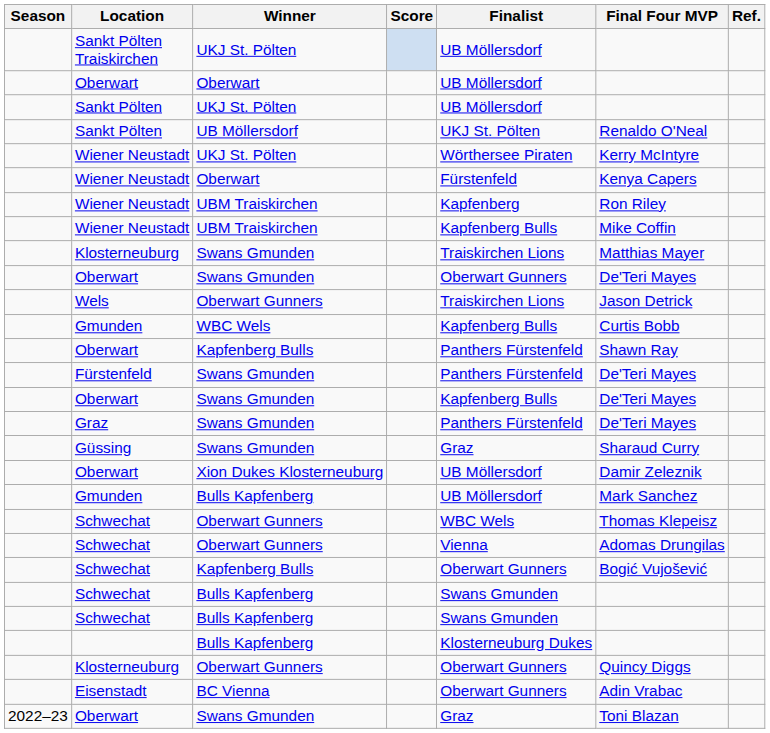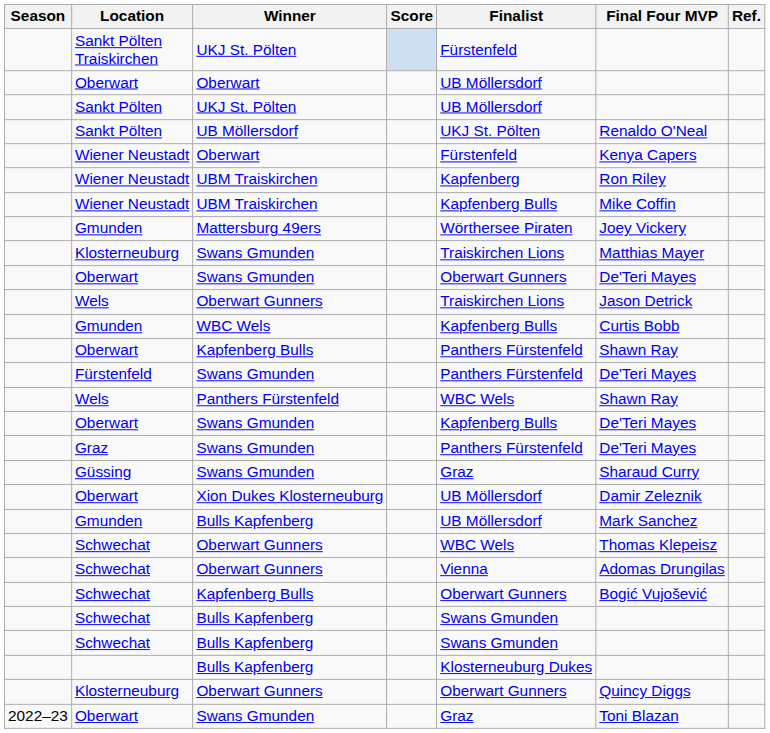(491, 49) UB Möllersdorf -> (479, 49) Fürstenfeld
- row: (132, 155)
+ row: (109, 228)
+ row: (92, 399)
- row: (111, 691)
